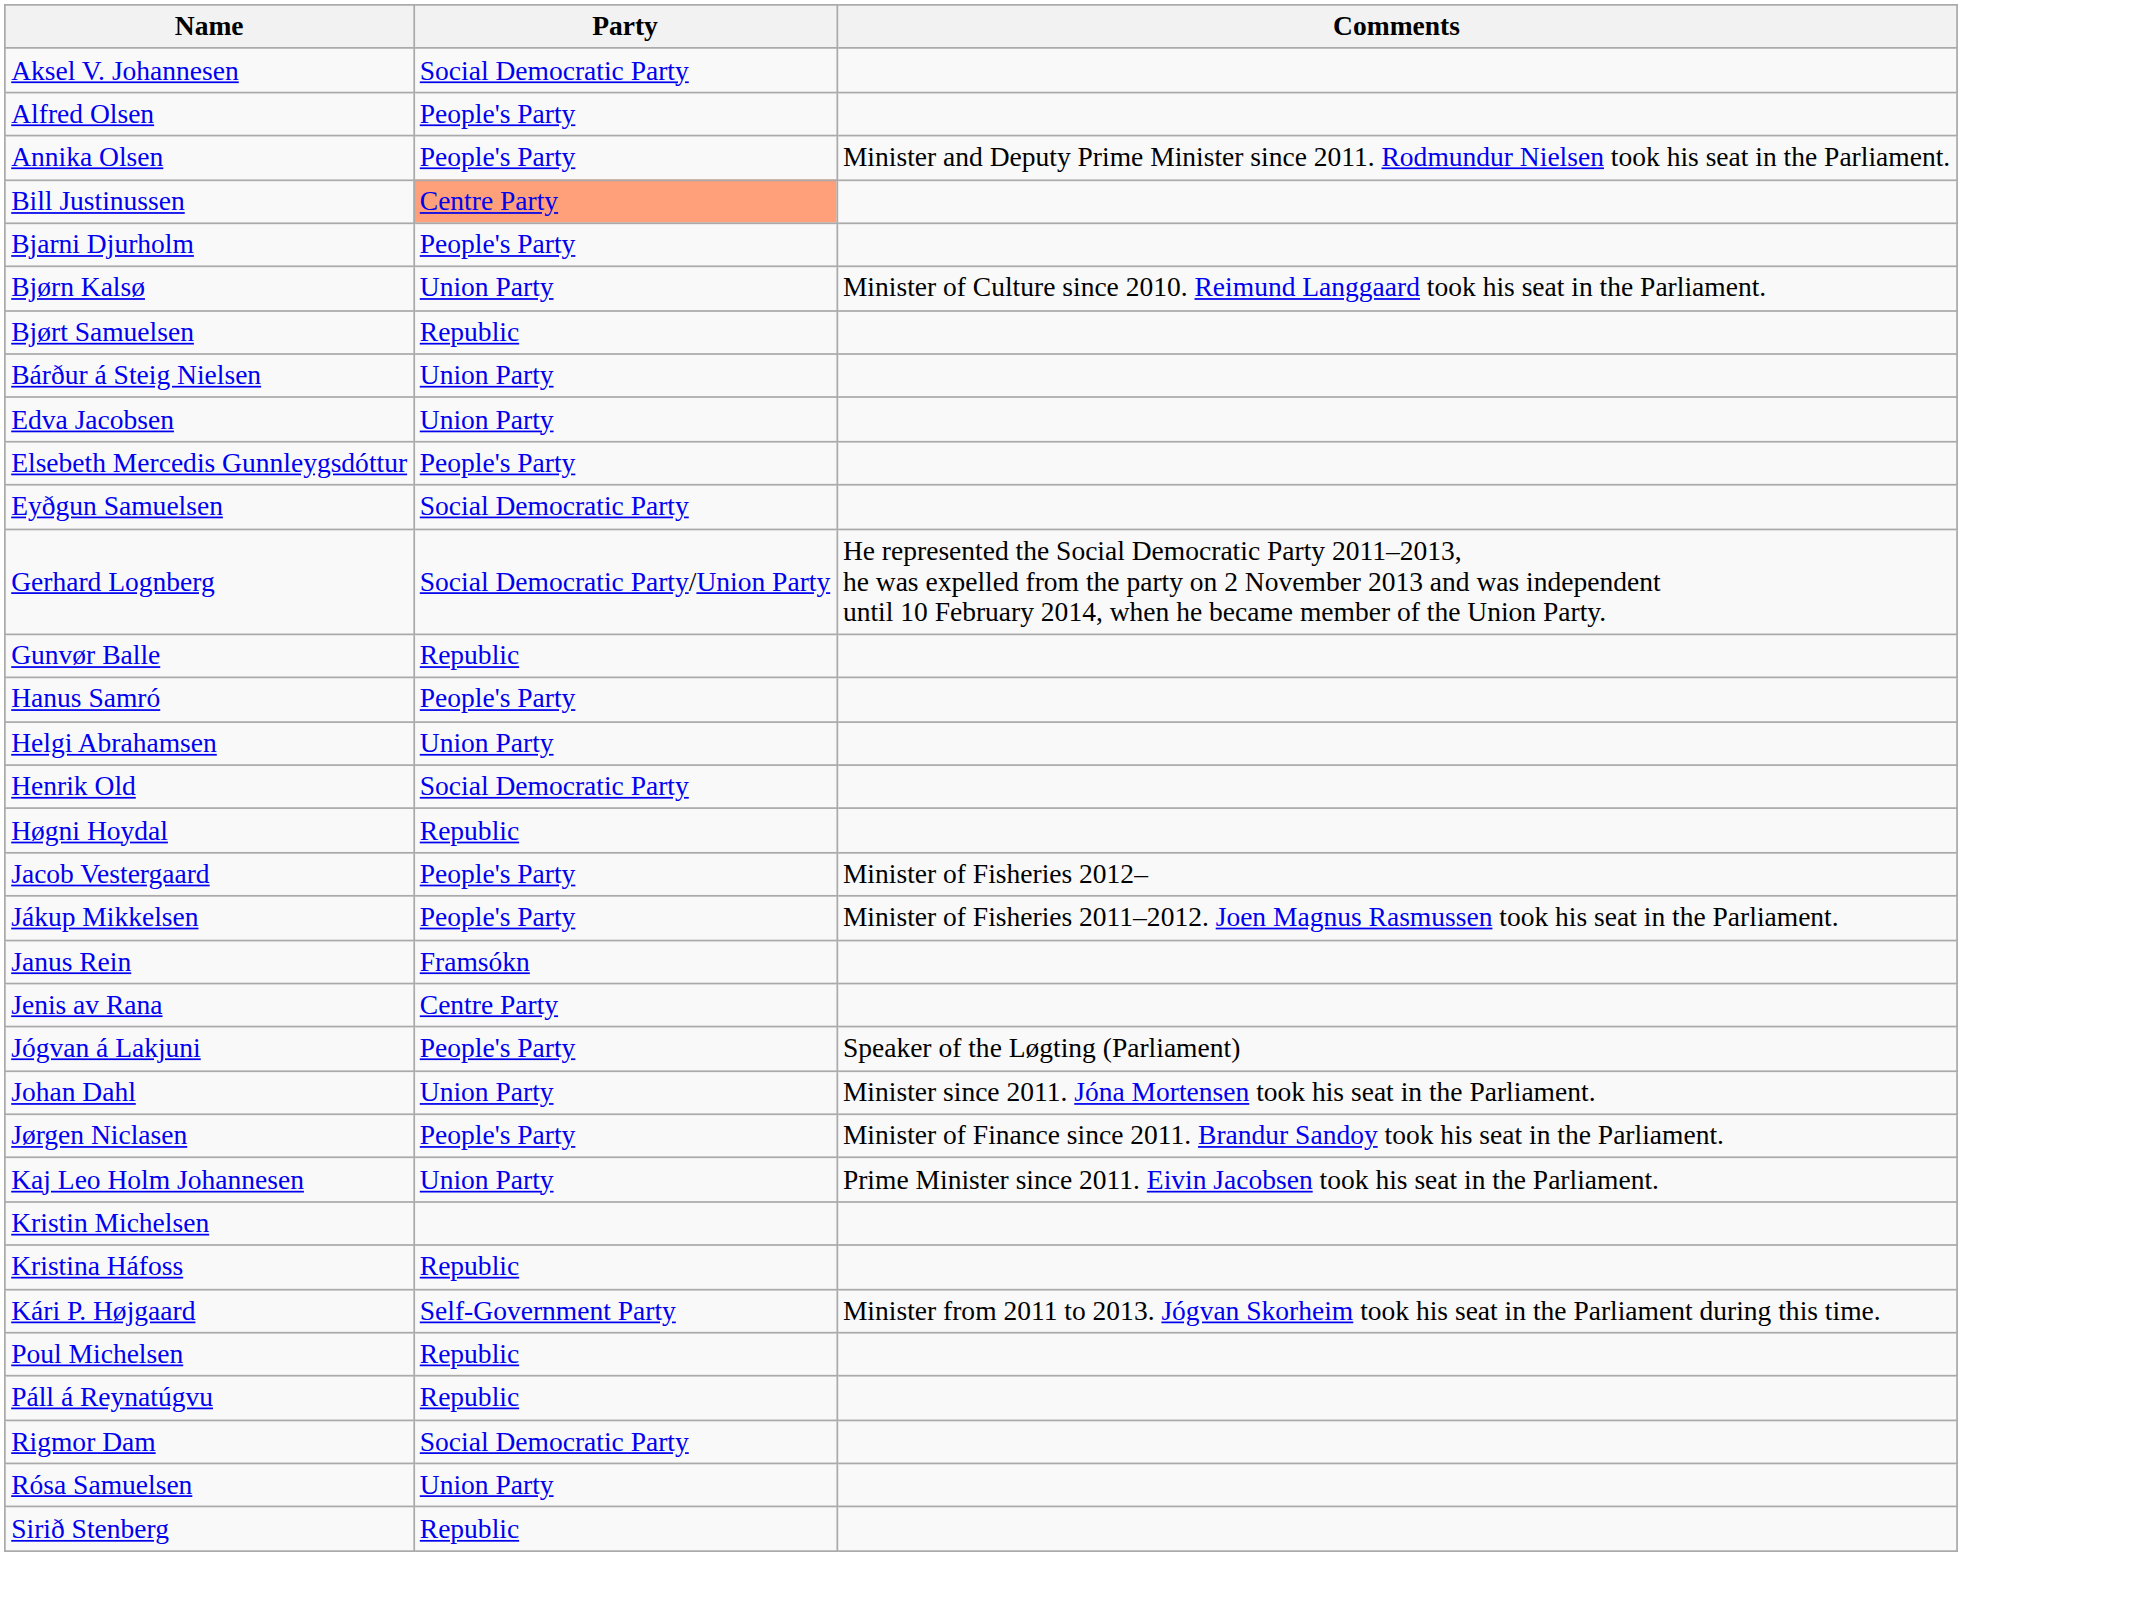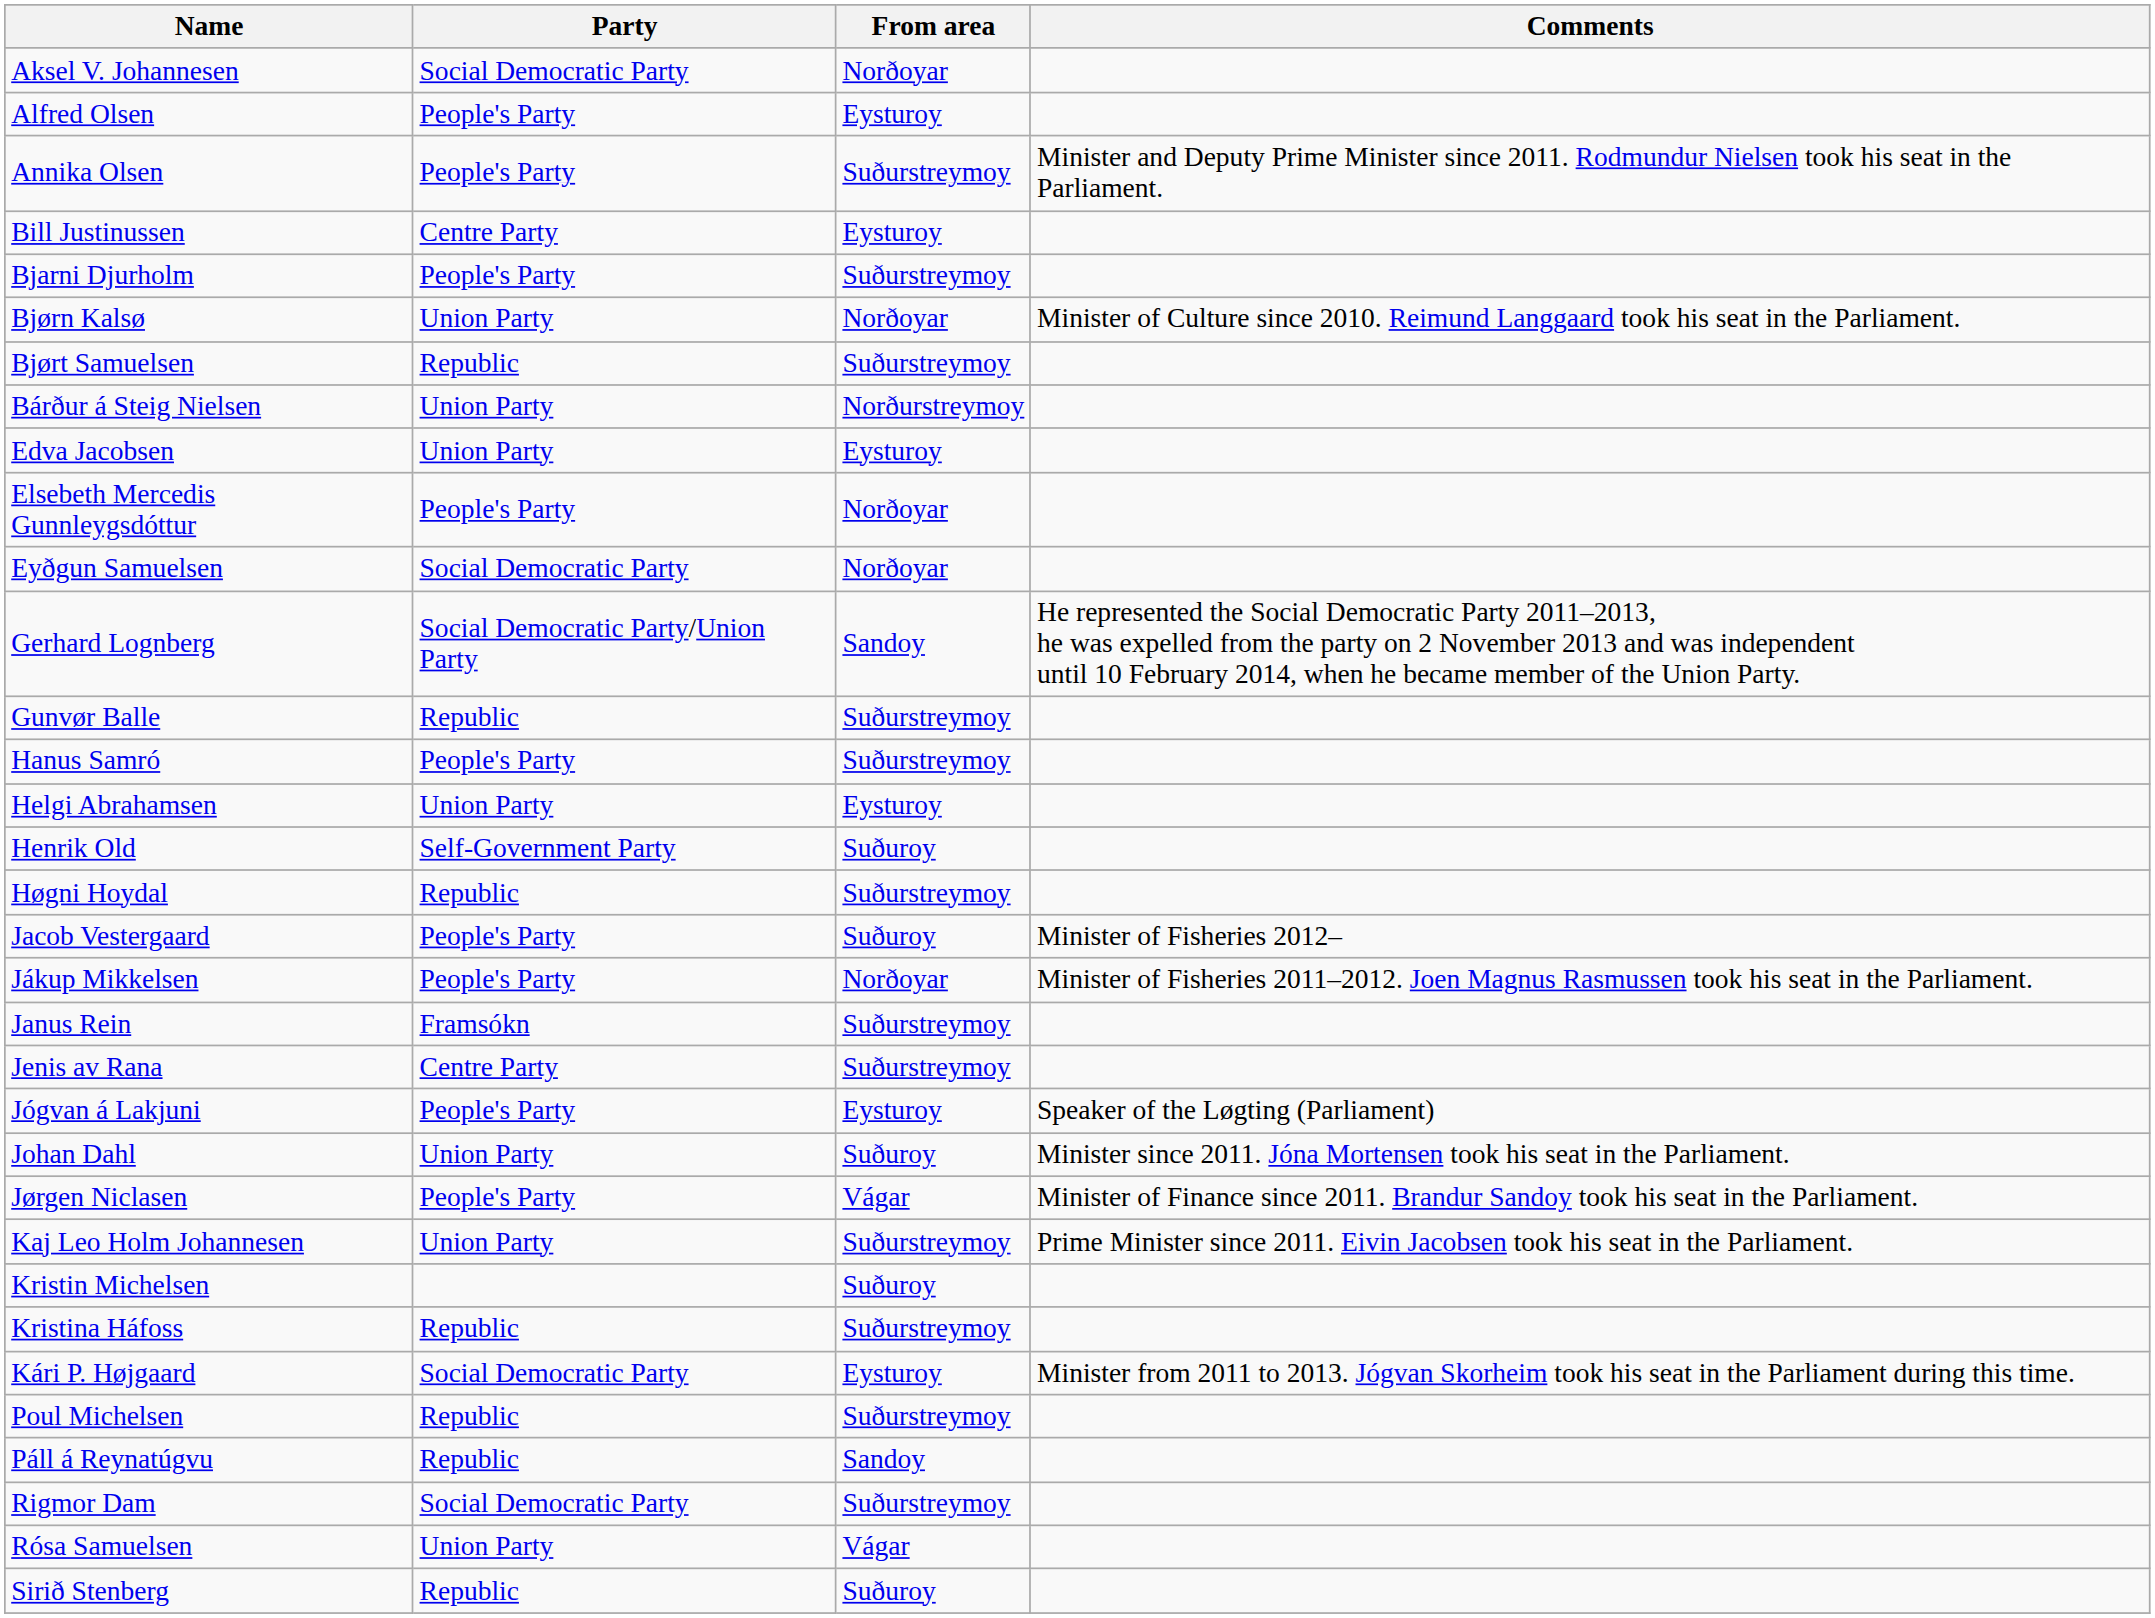+ column: (933, 26)
(489, 200) lightsalmon background -> (489, 231) no background
(554, 786) Social Democratic Party -> (548, 848) Self-Government Party
(548, 1310) Self-Government Party -> (554, 1372) Social Democratic Party
